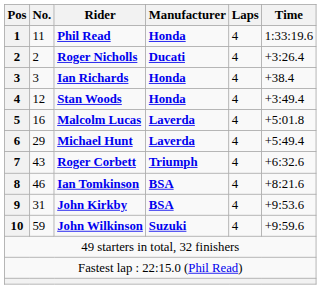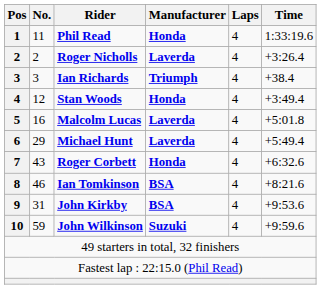(167, 57) Ducati -> (172, 57) Laverda
(167, 78) Honda -> (173, 78) Triumph
(173, 162) Triumph -> (167, 162) Honda
